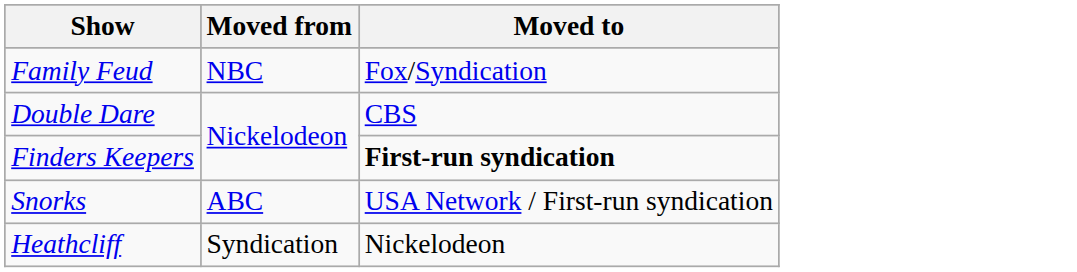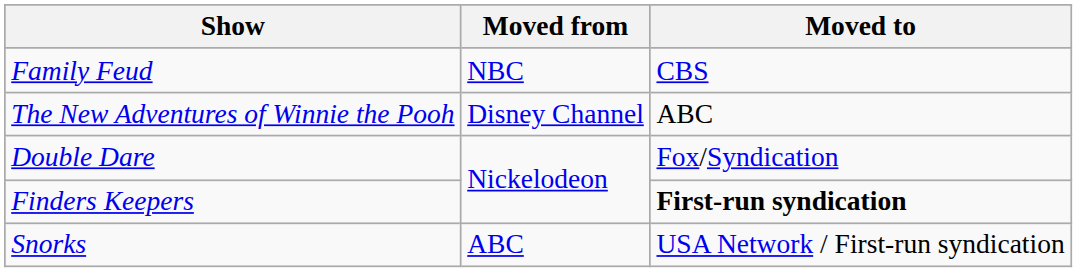(456, 69) Fox/Syndication -> (682, 69) CBS
+ row: (233, 113)
(391, 113) CBS -> (747, 157) Fox/Syndication
- row: (66, 244)
